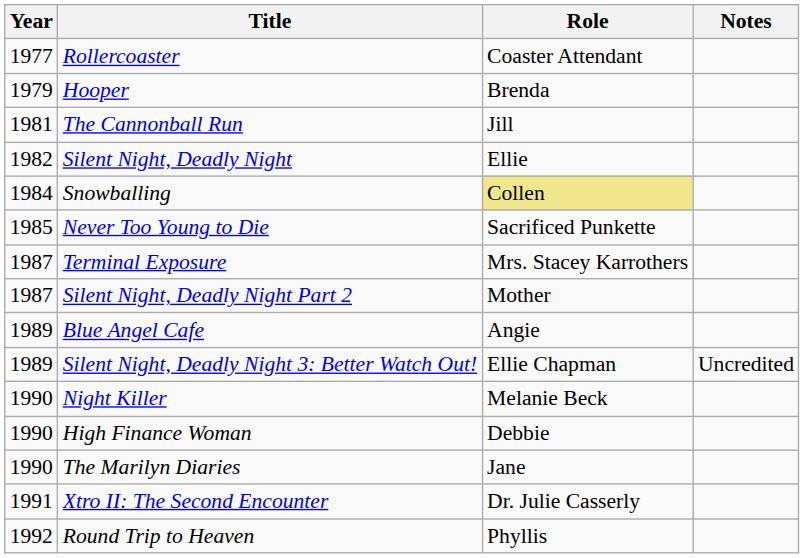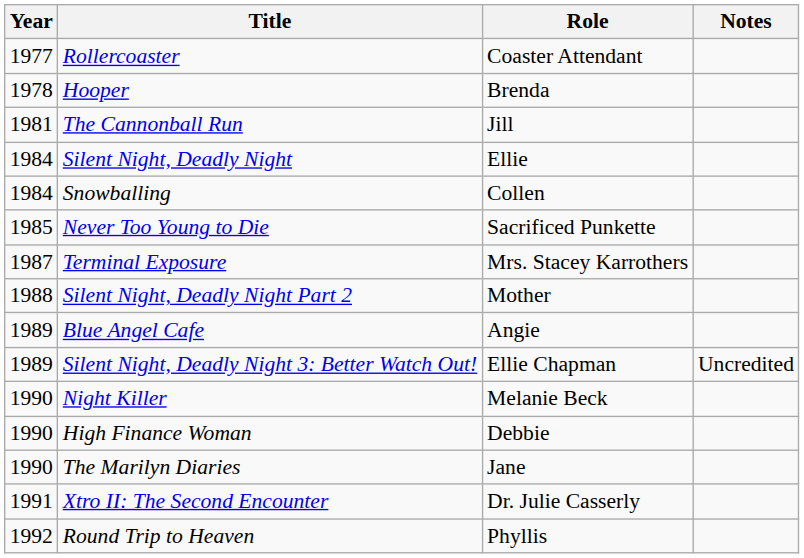(31, 90) 1979 -> (31, 90) 1978
(31, 158) 1982 -> (31, 158) 1984
(516, 192) khaki background -> (516, 192) no background
(31, 295) 1987 -> (31, 295) 1988
